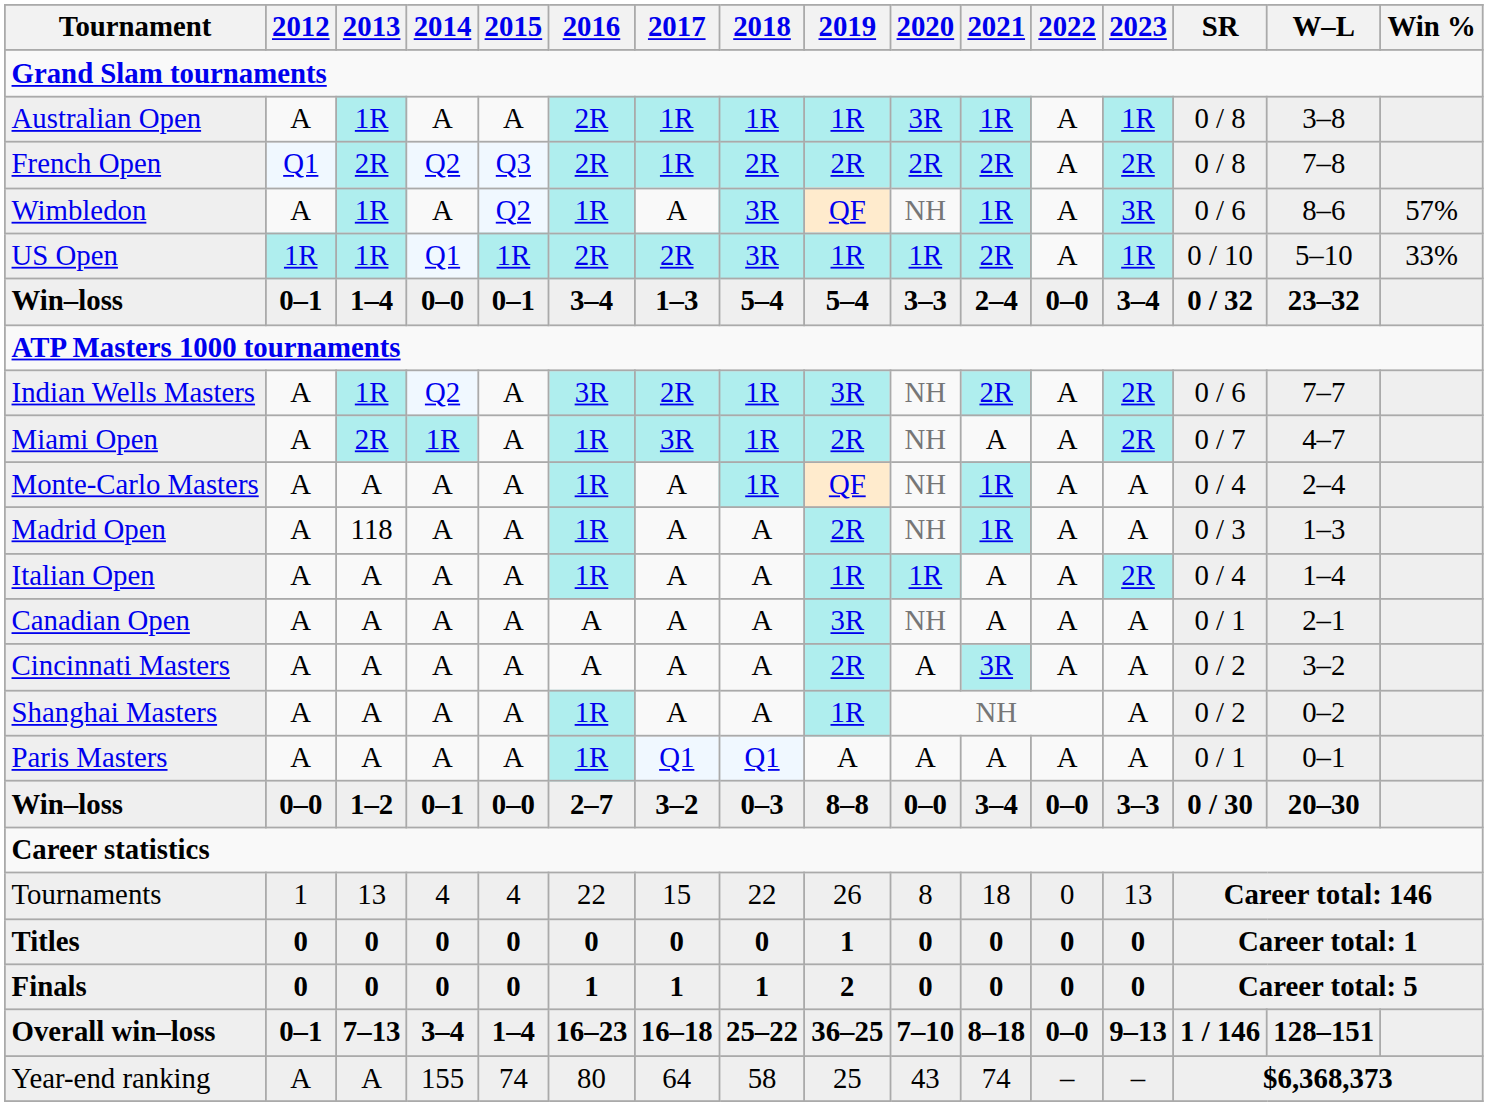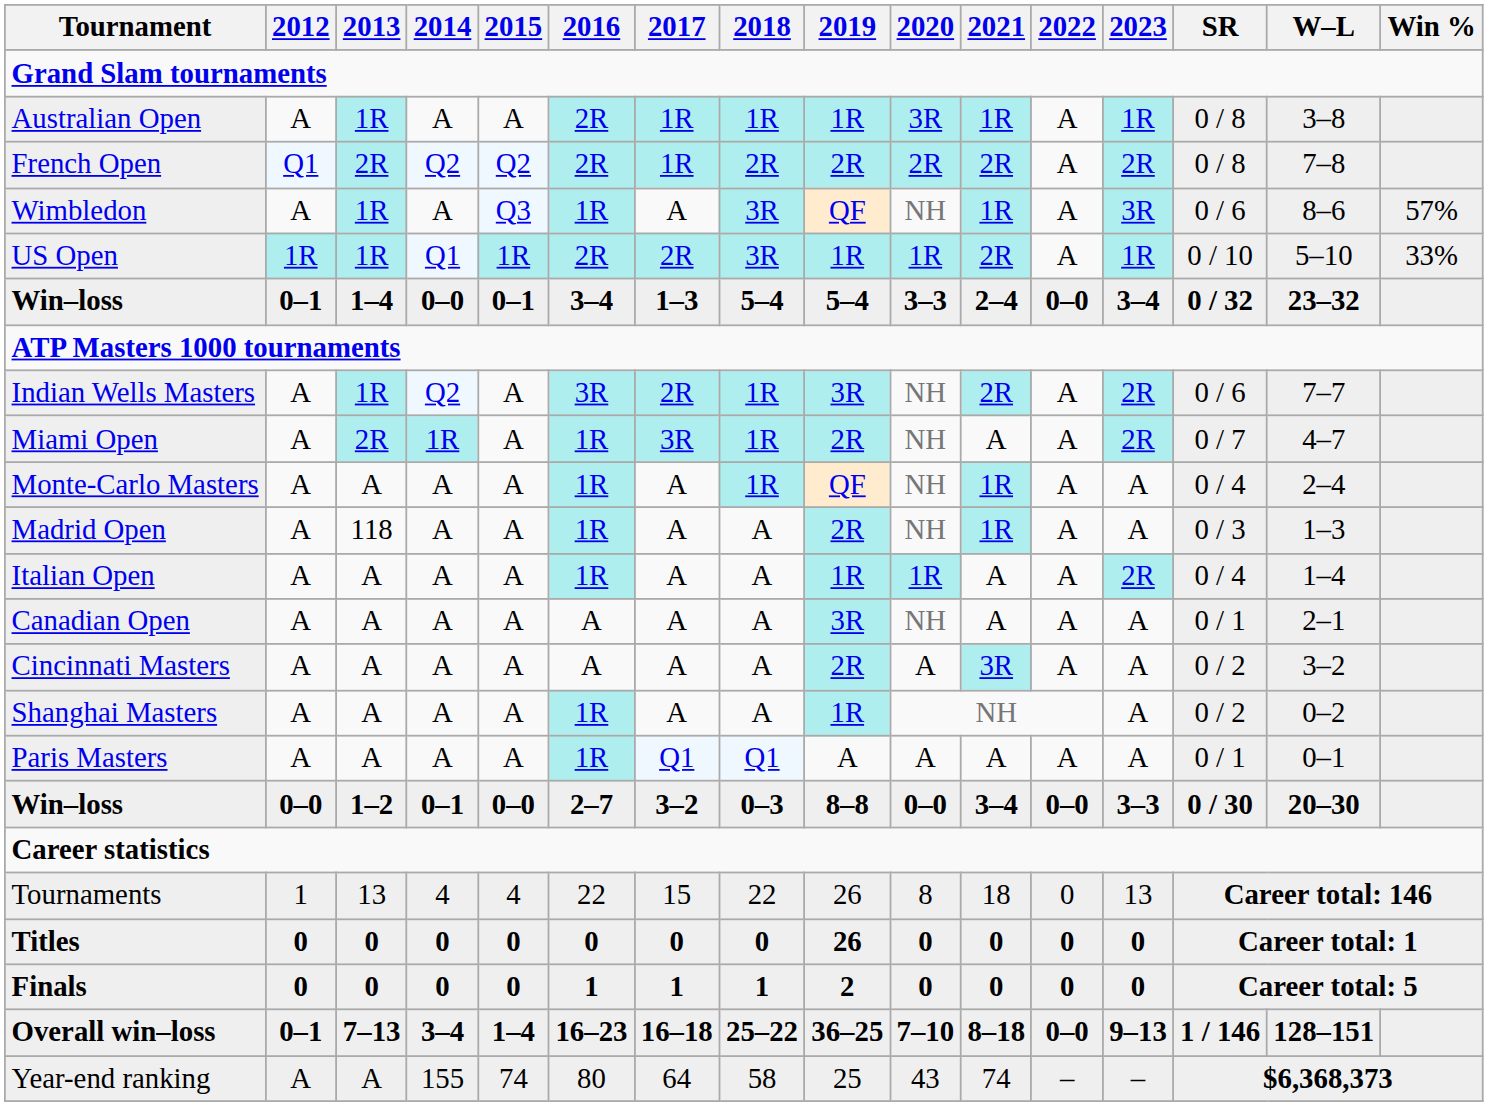(513, 164) Q3 -> (513, 164) Q2
(513, 210) Q2 -> (513, 210) Q3
(847, 940) 1 -> (847, 940) 26
